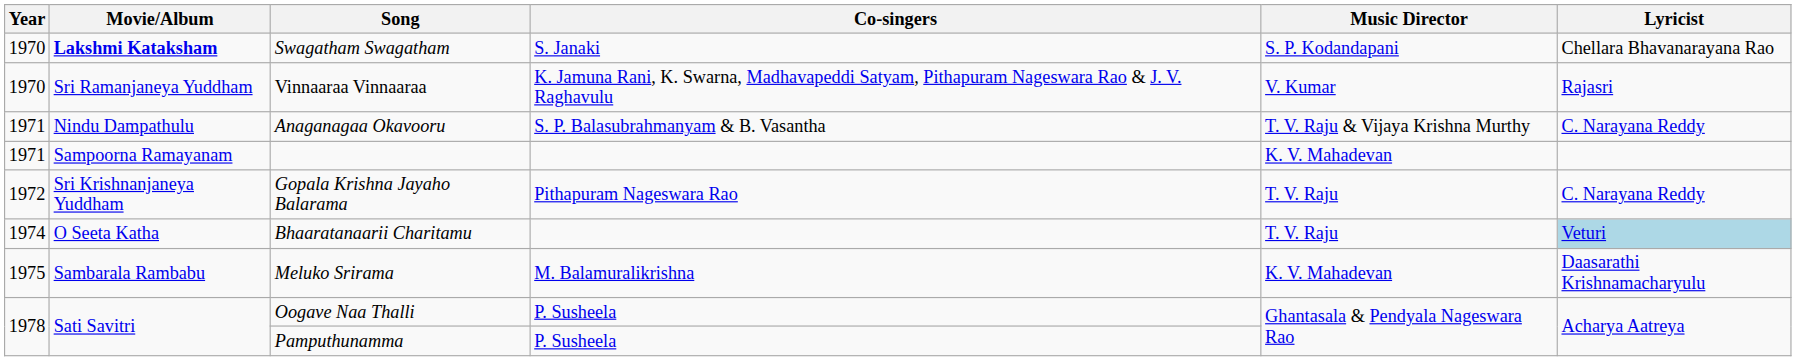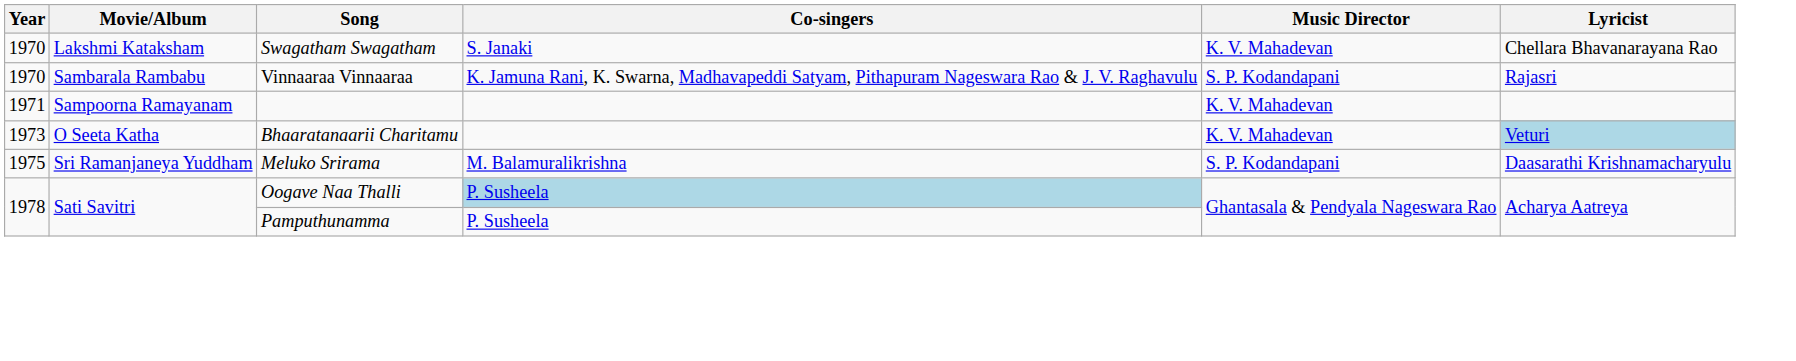(136, 47) bold -> (129, 47) normal
(1332, 47) S. P. Kodandapani -> (1269, 47) K. V. Mahadevan
(153, 87) Sri Ramanjaneya Yuddham -> (129, 76) Sambarala Rambabu
(1300, 87) V. Kumar -> (1273, 76) S. P. Kodandapani
- row: (360, 126)
- row: (362, 194)
(27, 233) 1974 -> (27, 134) 1973
(1302, 233) T. V. Raju -> (1269, 134) K. V. Mahadevan
(129, 272) Sambarala Rambabu -> (153, 163) Sri Ramanjaneya Yuddham
(1329, 272) K. V. Mahadevan -> (1273, 163) S. P. Kodandapani
(575, 311) no background -> (508, 192) lightblue background
